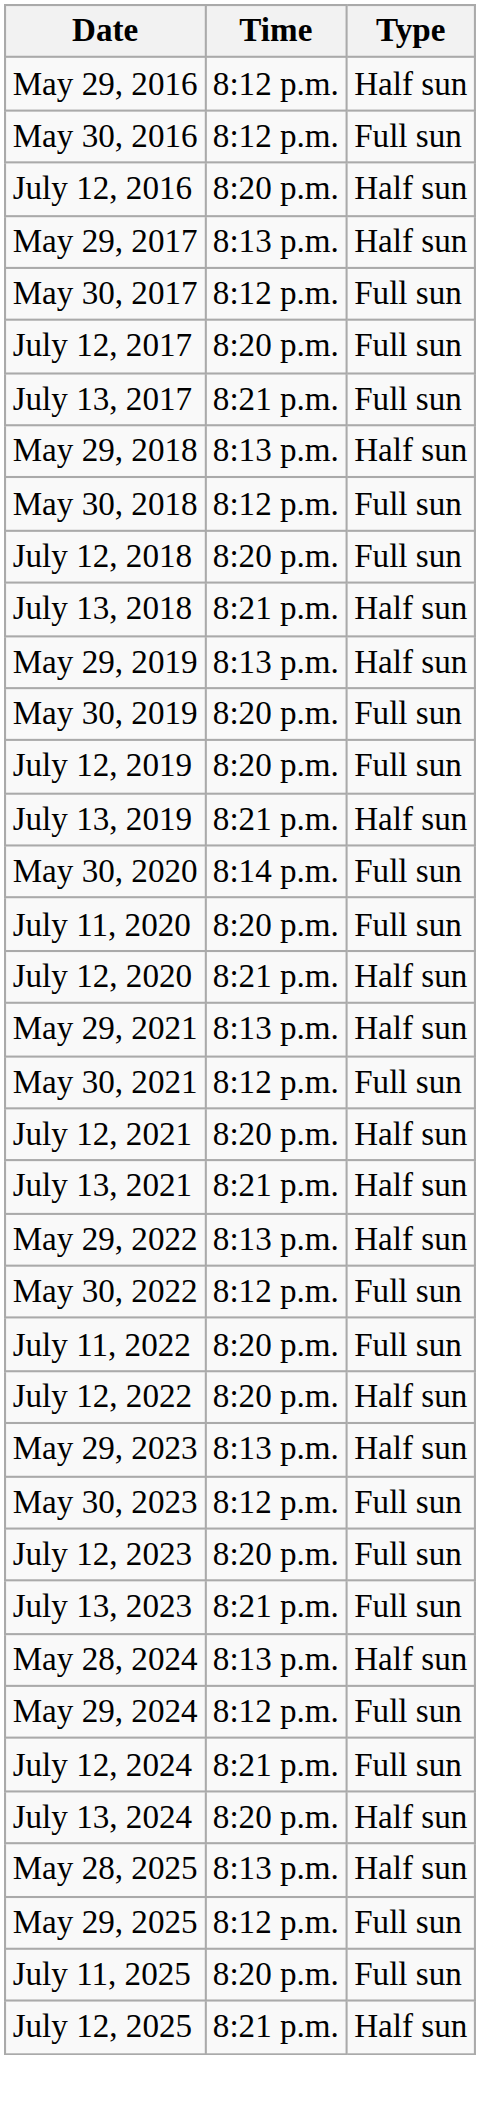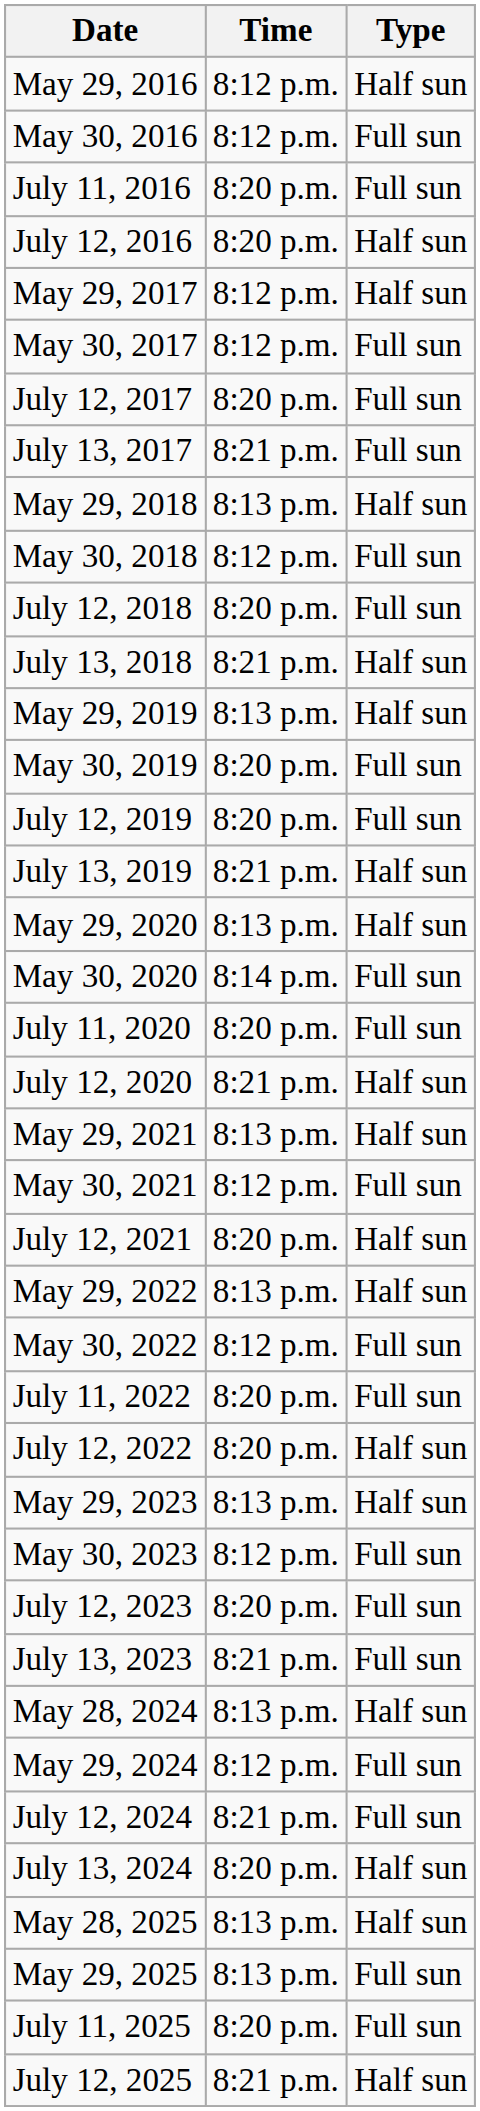+ row: (102, 188)
(276, 240) 8:13 p.m. -> (276, 293) 8:12 p.m.
+ row: (105, 923)
- row: (102, 1186)
(276, 1921) 8:12 p.m. -> (276, 1974) 8:13 p.m.
